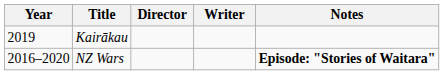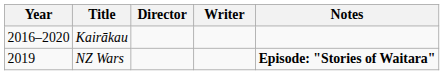(21, 37) 2019 -> (39, 37) 2016–2020
(39, 59) 2016–2020 -> (21, 59) 2019
